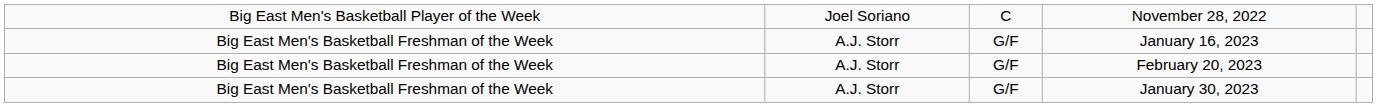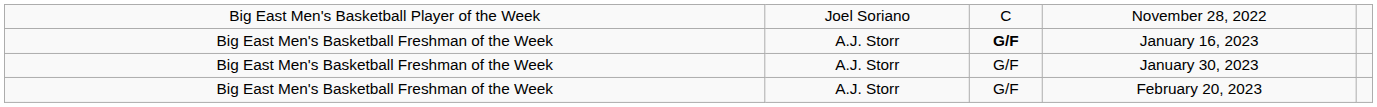(1006, 41) normal -> (1006, 41) bold
rows swapped: (1199, 89) <-> (1199, 65)
